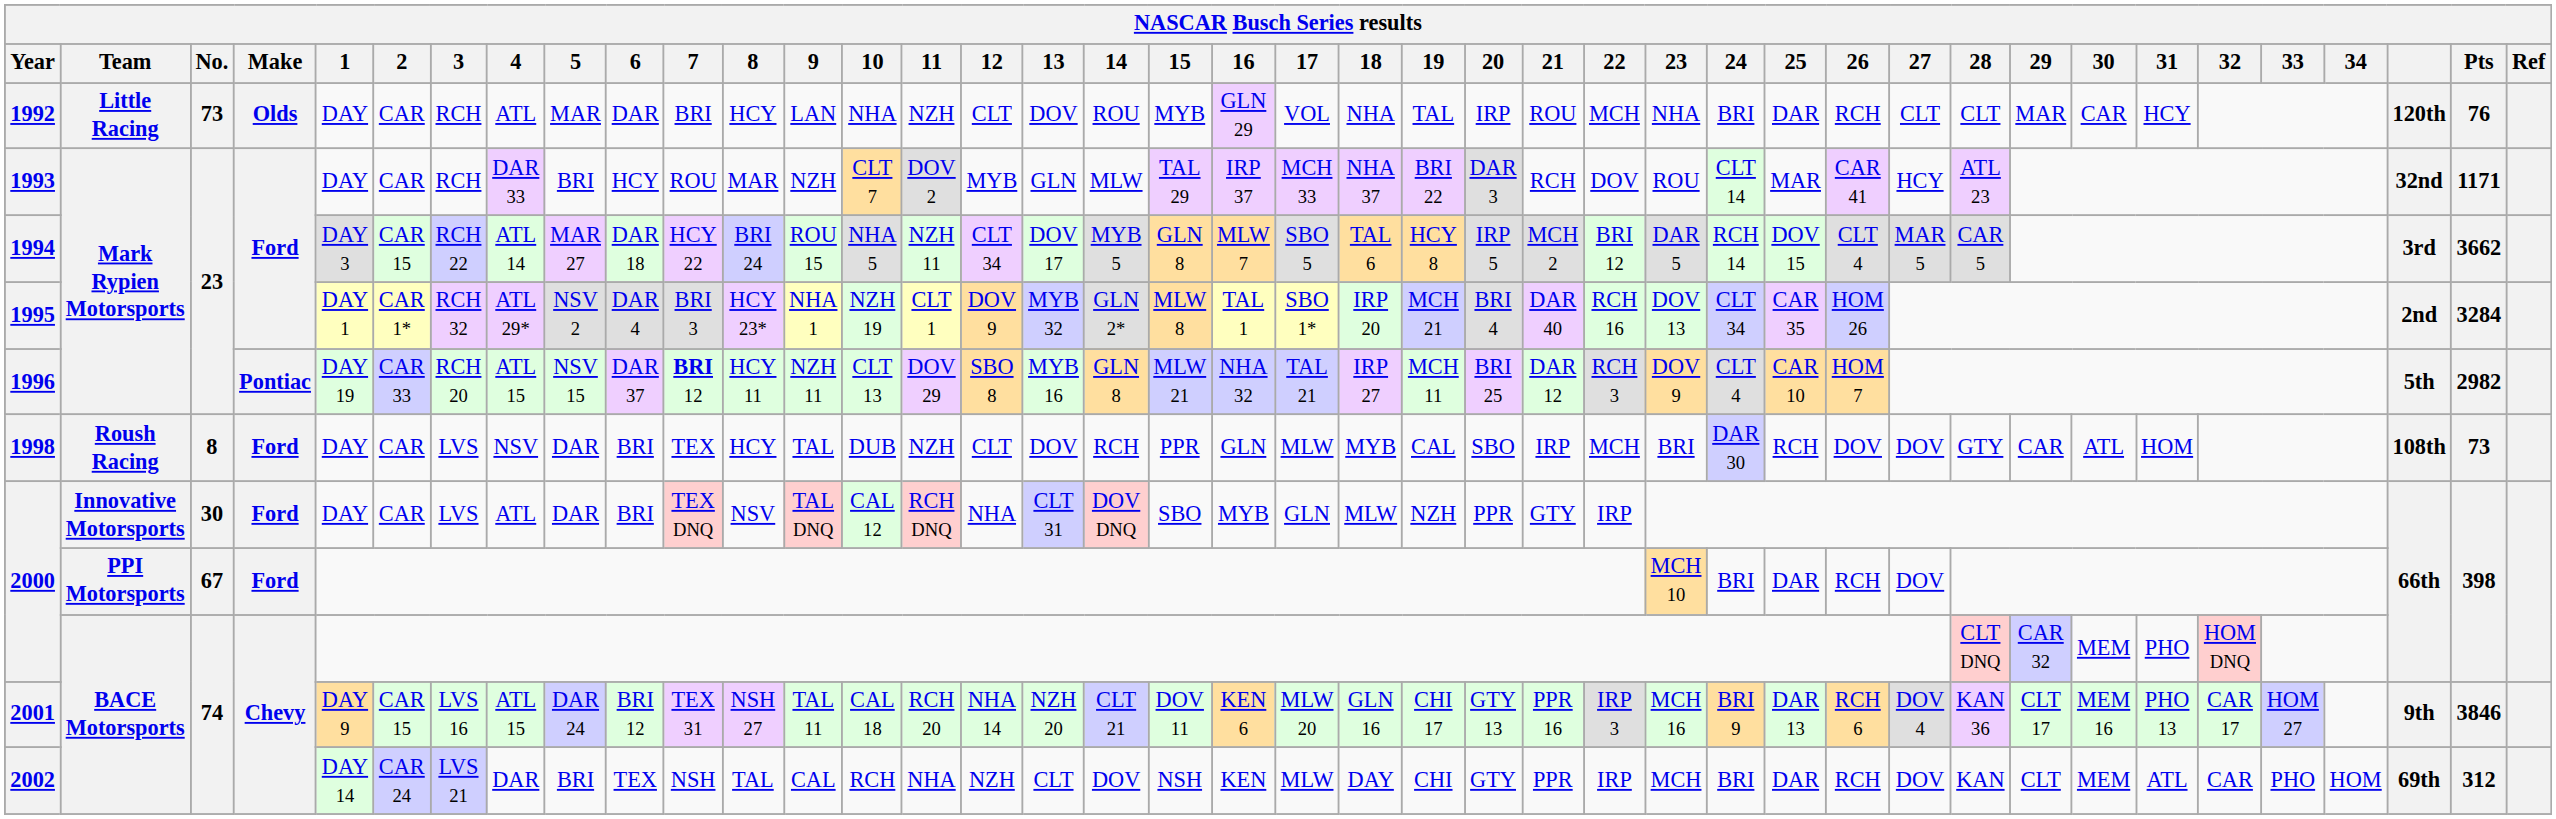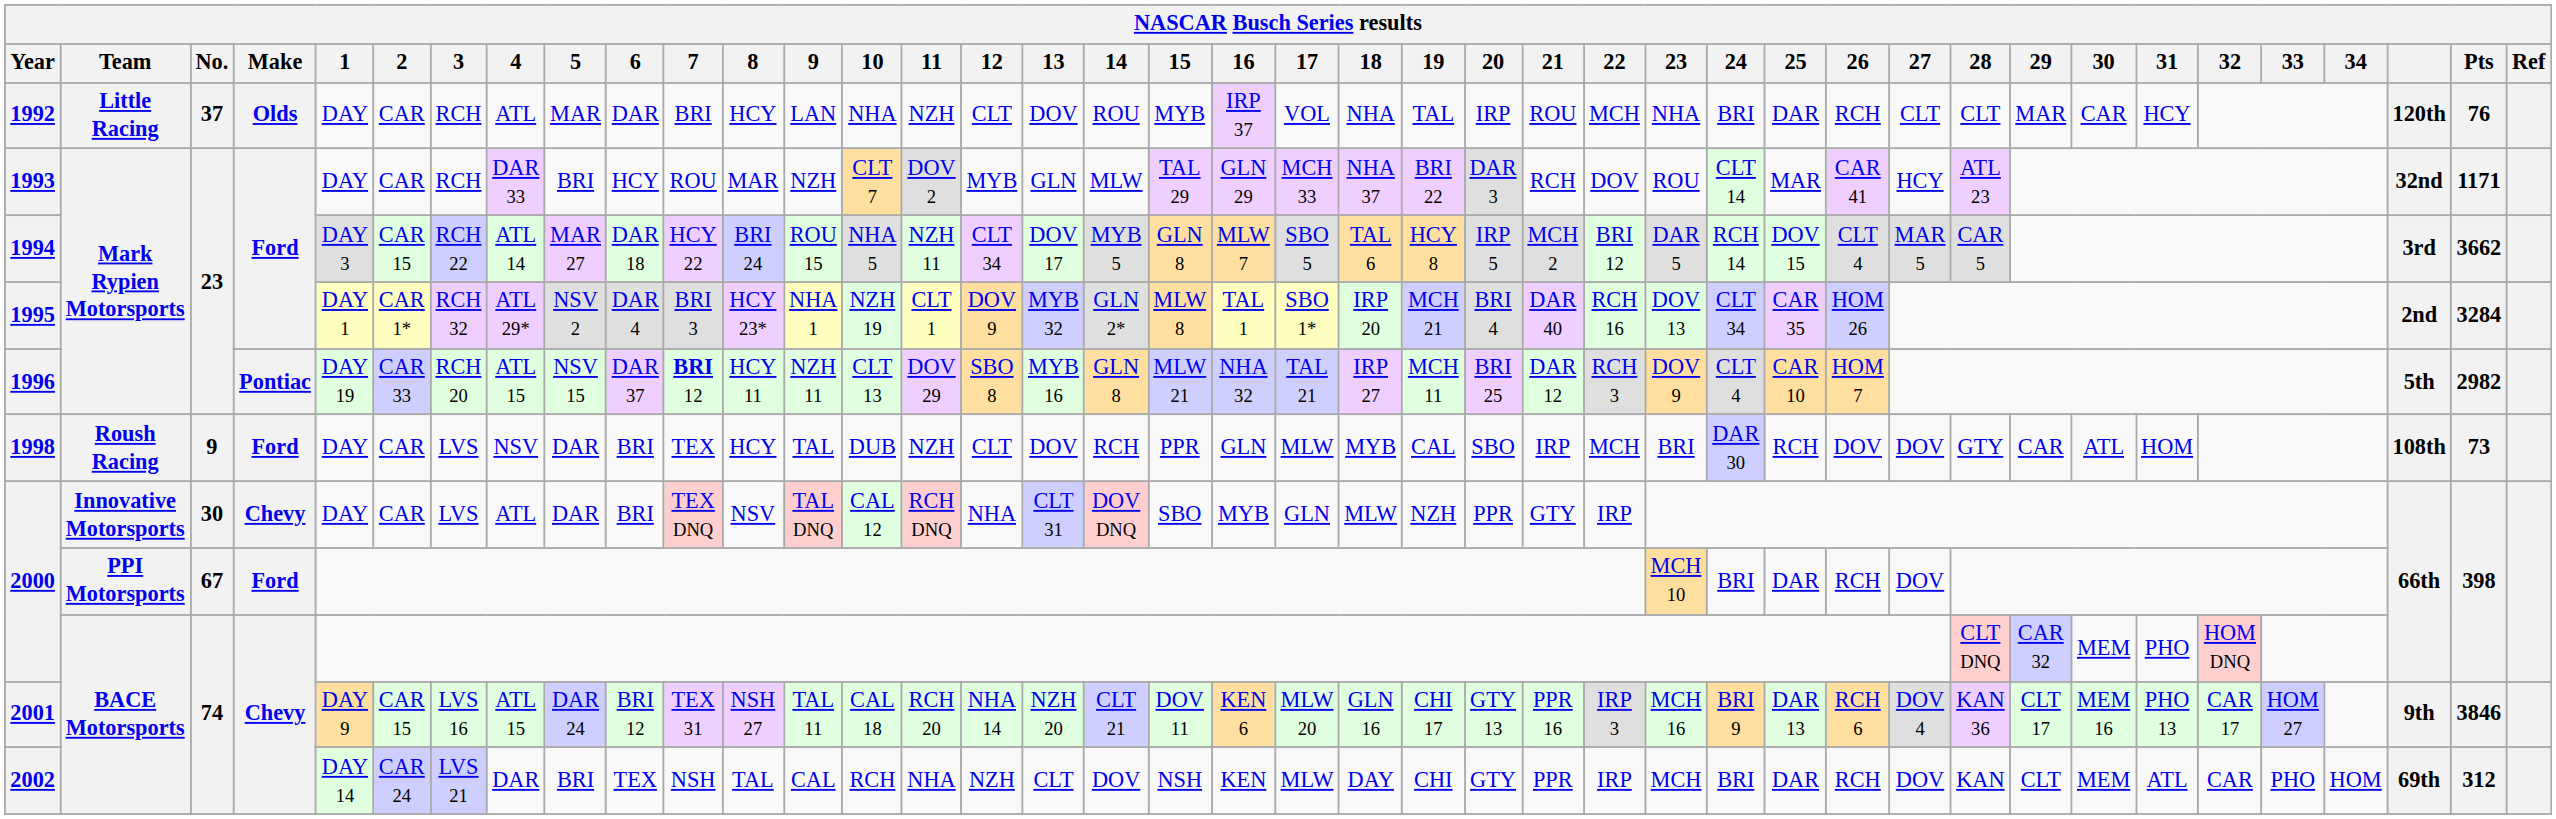(212, 115) 73 -> (212, 115) 37
(1243, 114) GLN 29 -> (1243, 114) IRP 37
(1243, 180) IRP 37 -> (1243, 180) GLN 29
(212, 447) 8 -> (212, 447) 9
(275, 514) Ford -> (275, 514) Chevy
